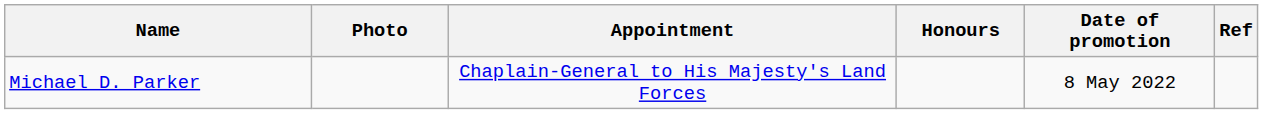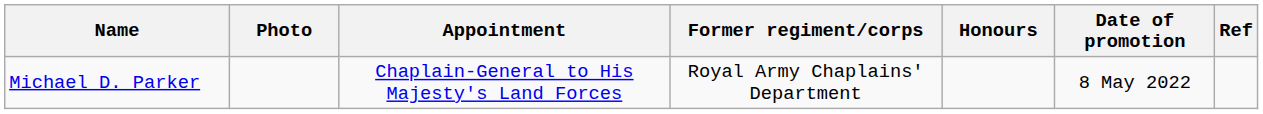+ column: (806, 31)
